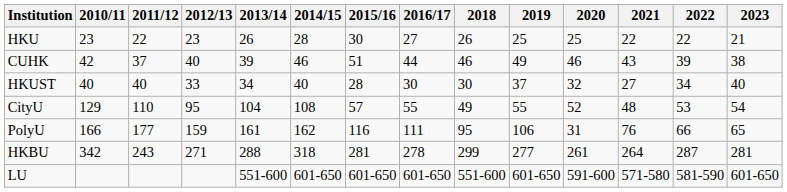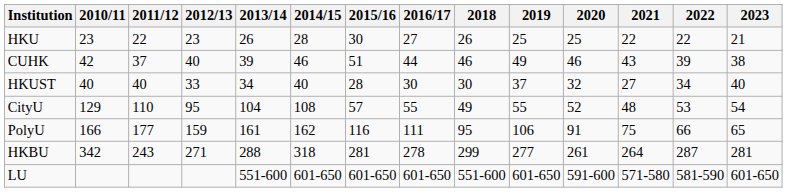(574, 130) 31 -> (574, 130) 91
(629, 130) 76 -> (629, 130) 75
